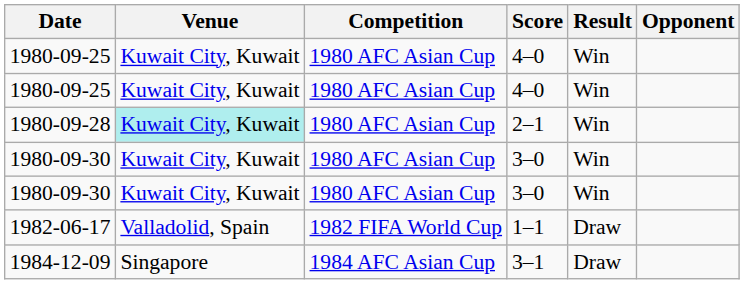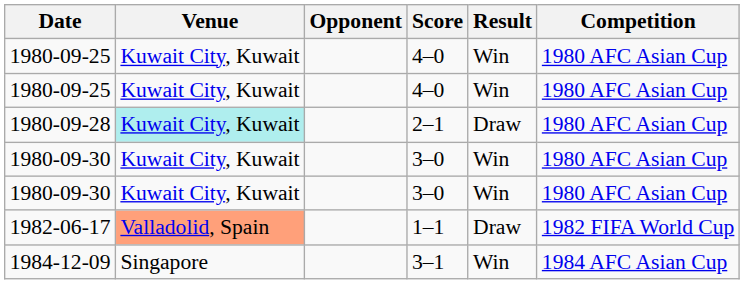columns swapped: (688, 21) <-> (406, 21)
(591, 124) Win -> (497, 124) Draw
(195, 227) no background -> (195, 227) lightsalmon background
(597, 261) Draw -> (491, 261) Win
